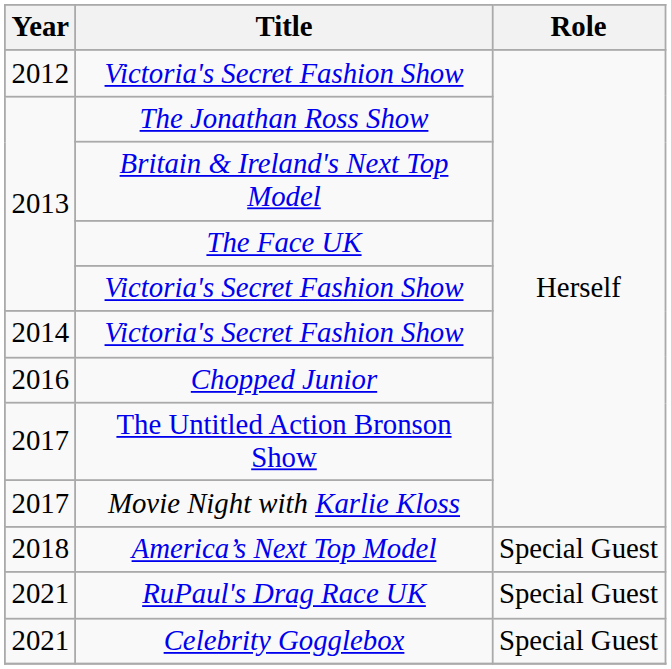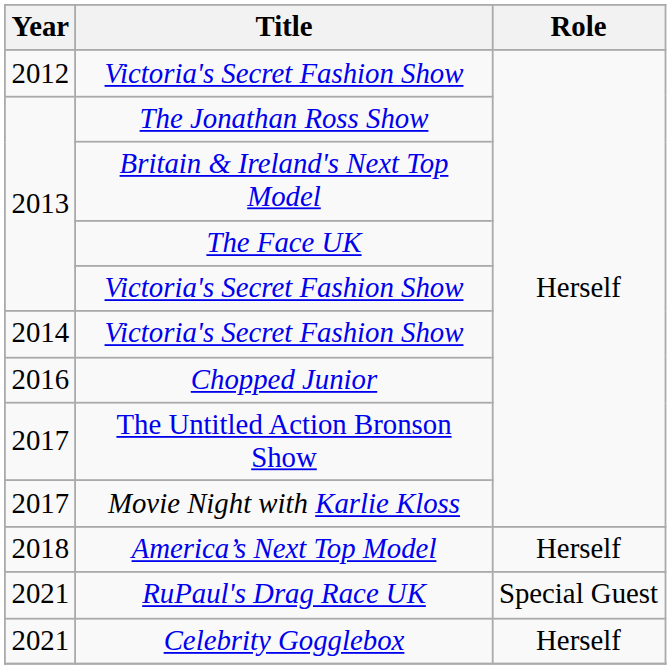(578, 548) Special Guest -> (578, 548) Herself
(578, 640) Special Guest -> (578, 640) Herself
